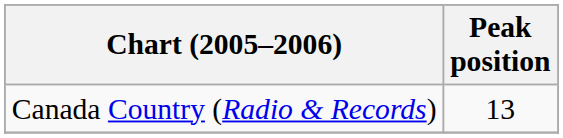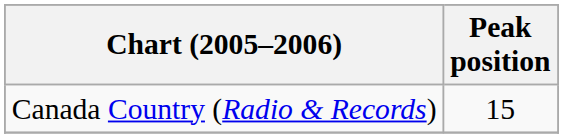(500, 108) 13 -> (500, 108) 15
